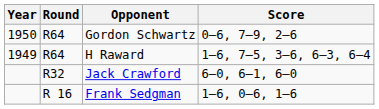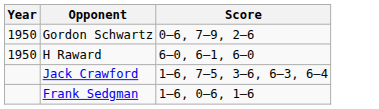- column: (61, 14)
(22, 54) 1949 -> (22, 54) 1950
(286, 54) 1–6, 7–5, 3–6, 6–3, 6–4 -> (207, 54) 6–0, 6–1, 6–0
(249, 74) 6–0, 6–1, 6–0 -> (243, 74) 1–6, 7–5, 3–6, 6–3, 6–4
